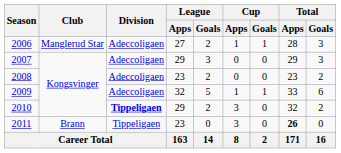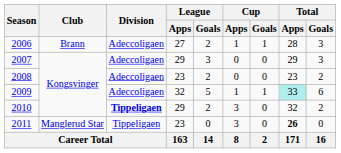(72, 44) Manglerud Star -> (72, 44) Brann
(293, 92) no background -> (293, 92) paleturquoise background
(72, 124) Brann -> (72, 124) Manglerud Star
